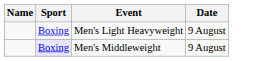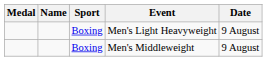+ column: (21, 13)
(53, 48) lavender background -> (87, 48) no background
